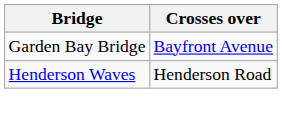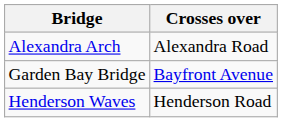+ row: (65, 46)
